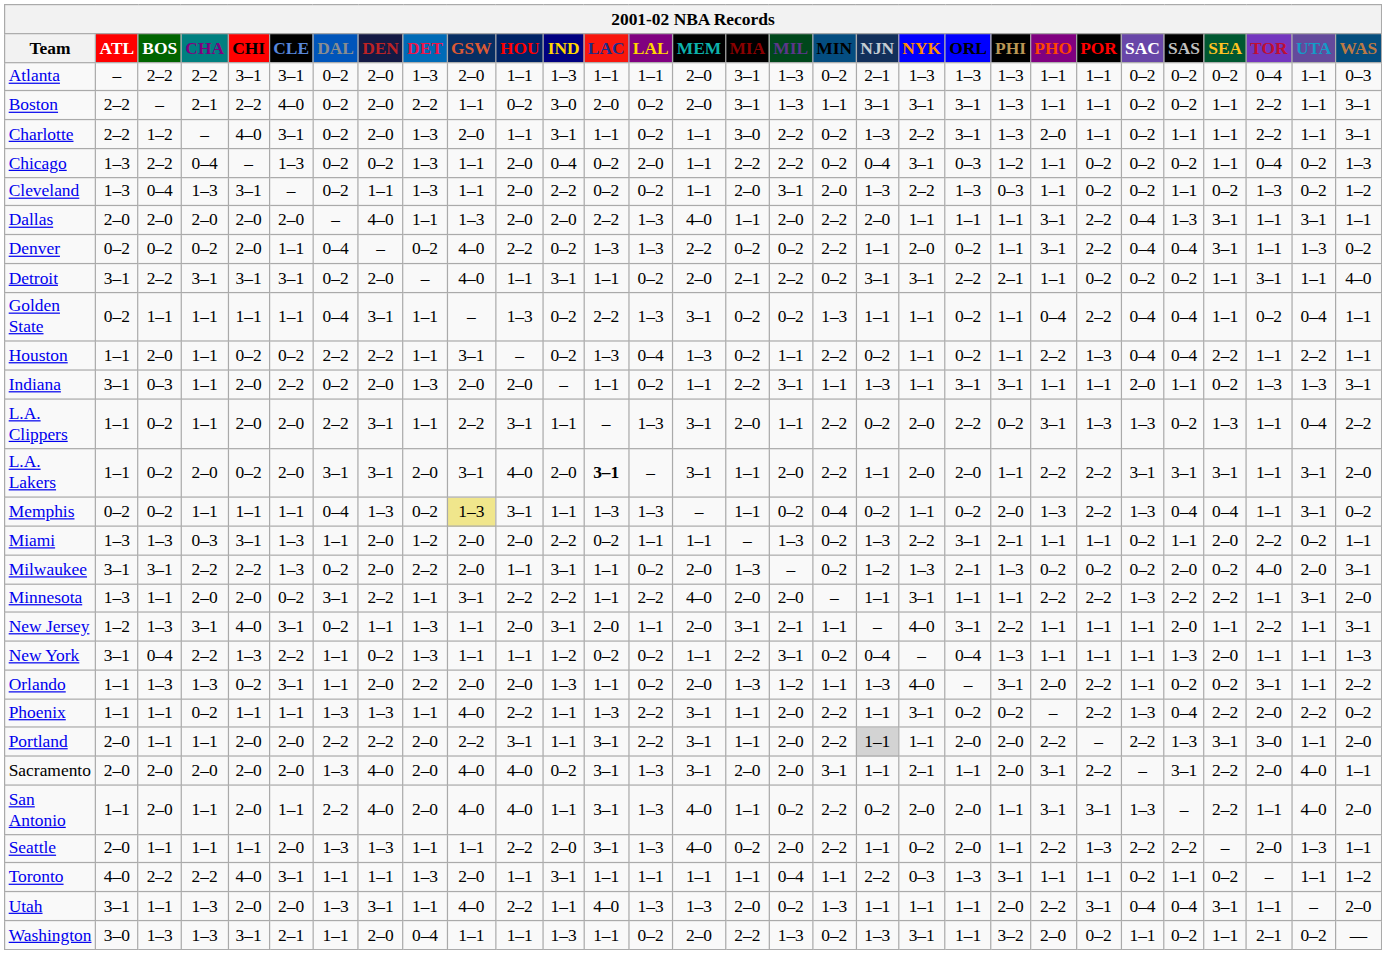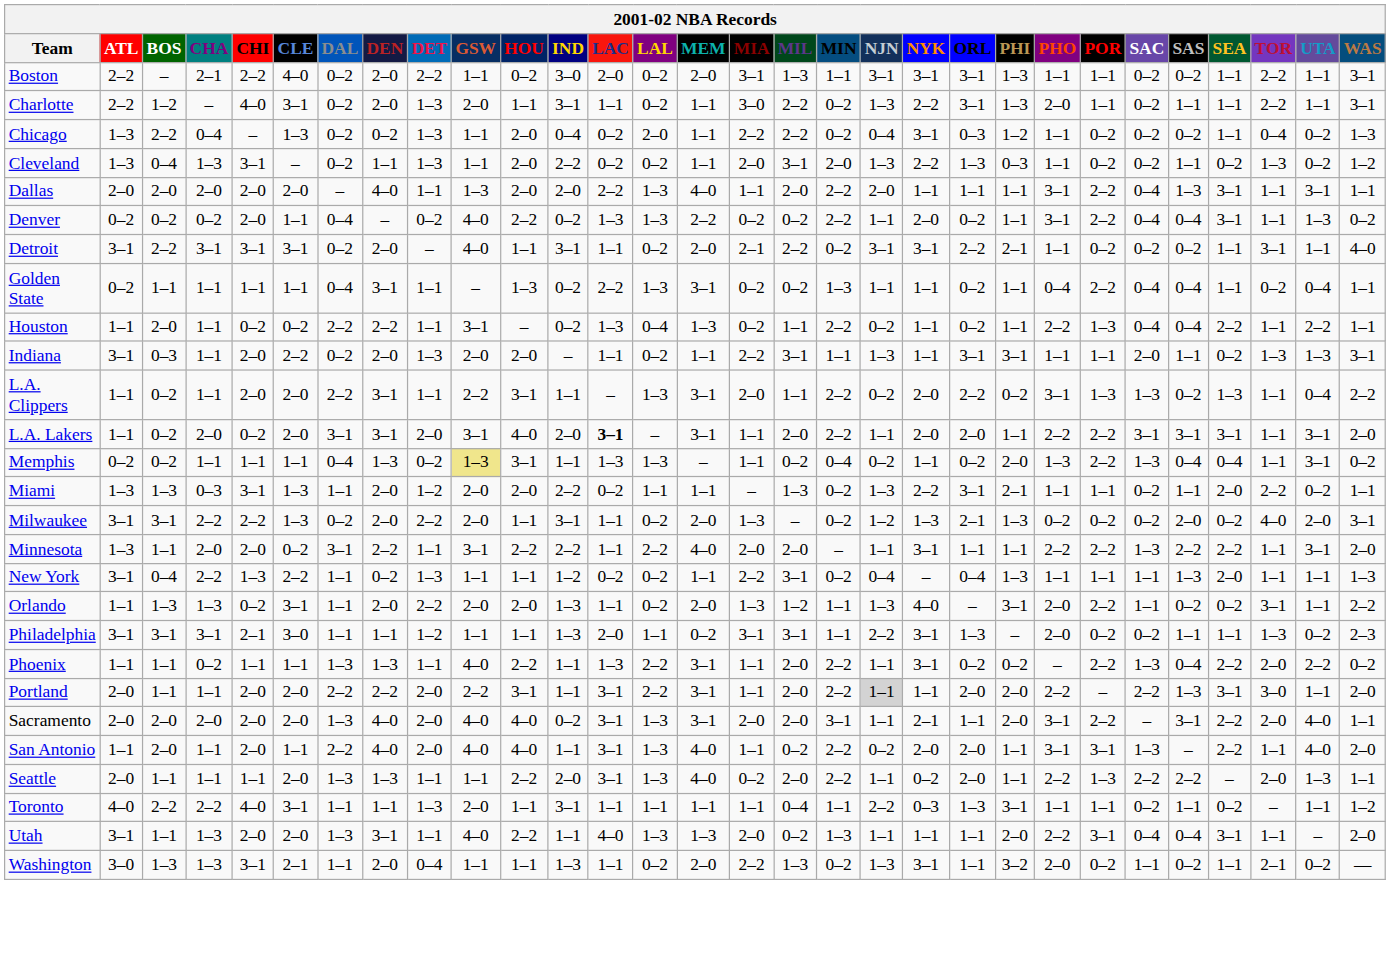- row: (34, 76)
- row: (49, 626)
+ row: (52, 635)
